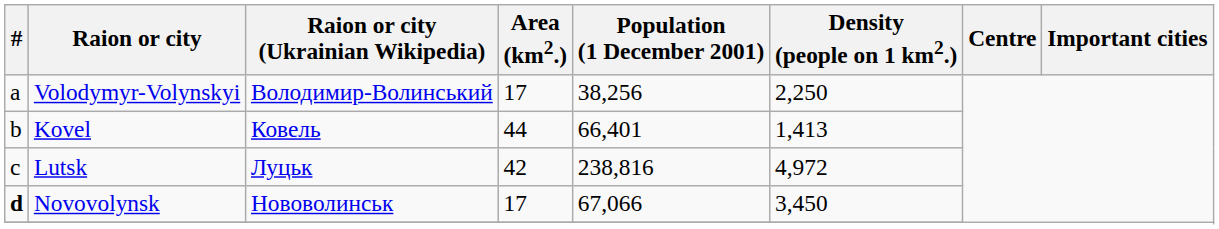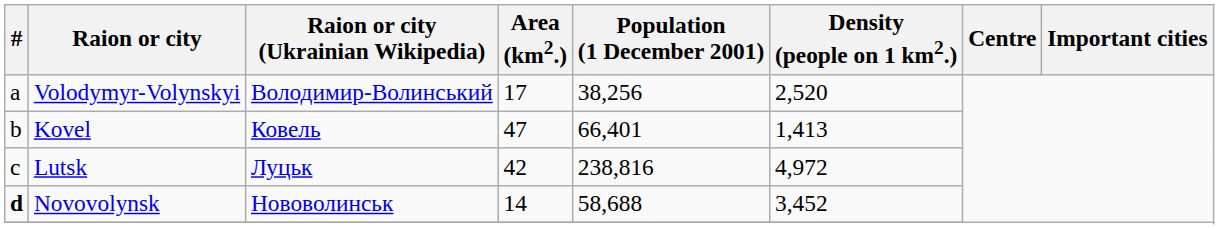(801, 92) 2,250 -> (801, 92) 2,520
(515, 129) 44 -> (515, 129) 47
(515, 203) 17 -> (515, 203) 14
(610, 203) 67,066 -> (610, 203) 58,688
(801, 203) 3,450 -> (801, 203) 3,452
